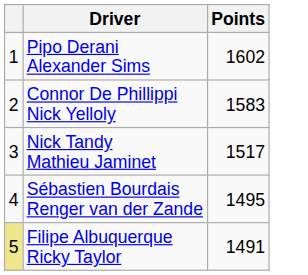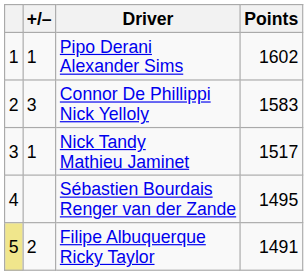+ column: (39, 19)
